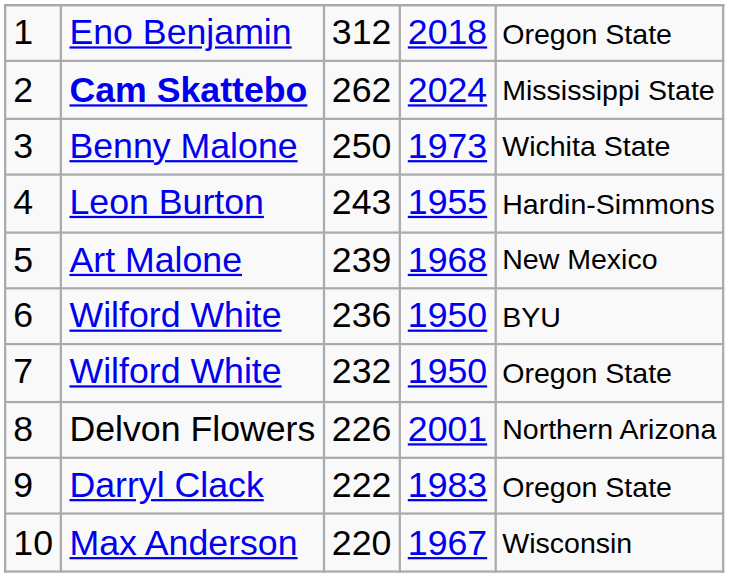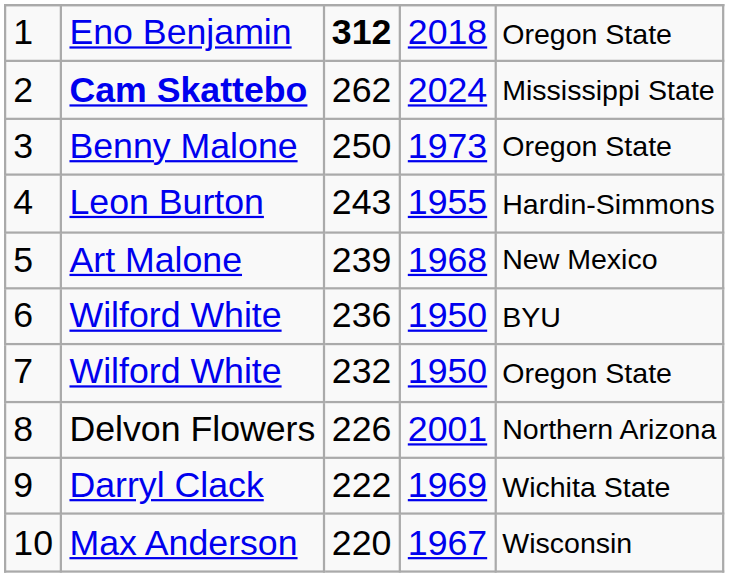(362, 32) normal -> (362, 32) bold
(586, 147) Wichita State -> (587, 147) Oregon State
(447, 485) 1983 -> (447, 485) 1969
(587, 486) Oregon State -> (586, 486) Wichita State
